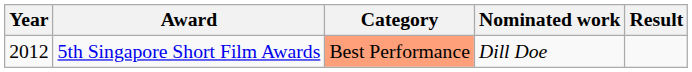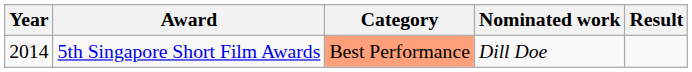(29, 51) 2012 -> (29, 51) 2014
